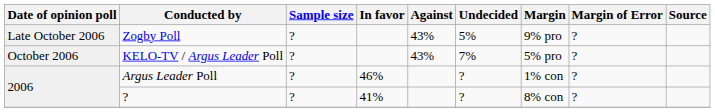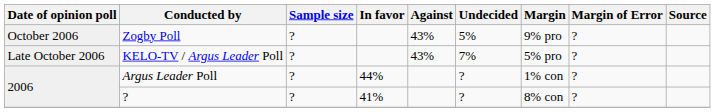(56, 35) Late October 2006 -> (43, 35) October 2006
(43, 55) October 2006 -> (56, 55) Late October 2006
(371, 76) 46% -> (371, 76) 44%
